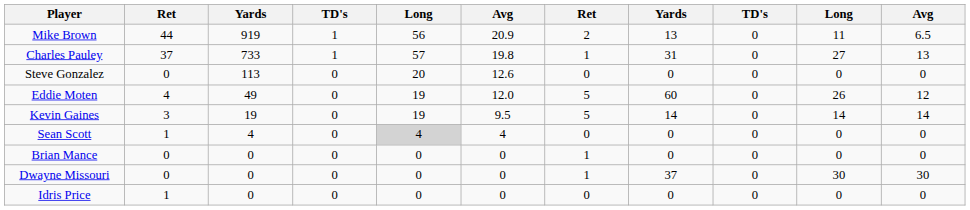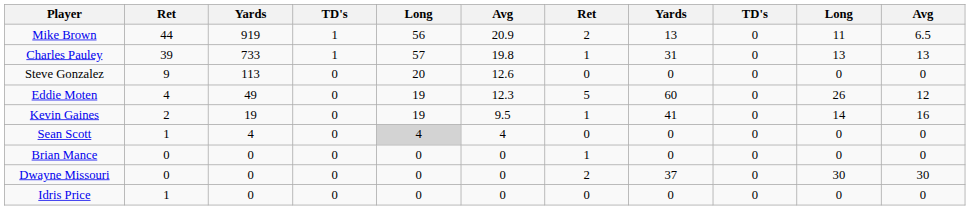(166, 54) 37 -> (166, 54) 39
(839, 54) 27 -> (839, 54) 13
(166, 74) 0 -> (166, 74) 9
(503, 94) 12.0 -> (503, 94) 12.3
(166, 114) 3 -> (166, 114) 2
(587, 114) 5 -> (587, 114) 1
(671, 114) 14 -> (671, 114) 41
(923, 114) 14 -> (923, 114) 16
(587, 174) 1 -> (587, 174) 2
